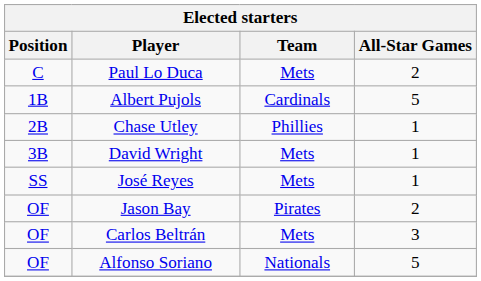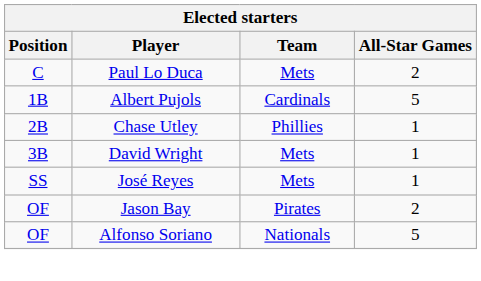- row: (156, 235)
